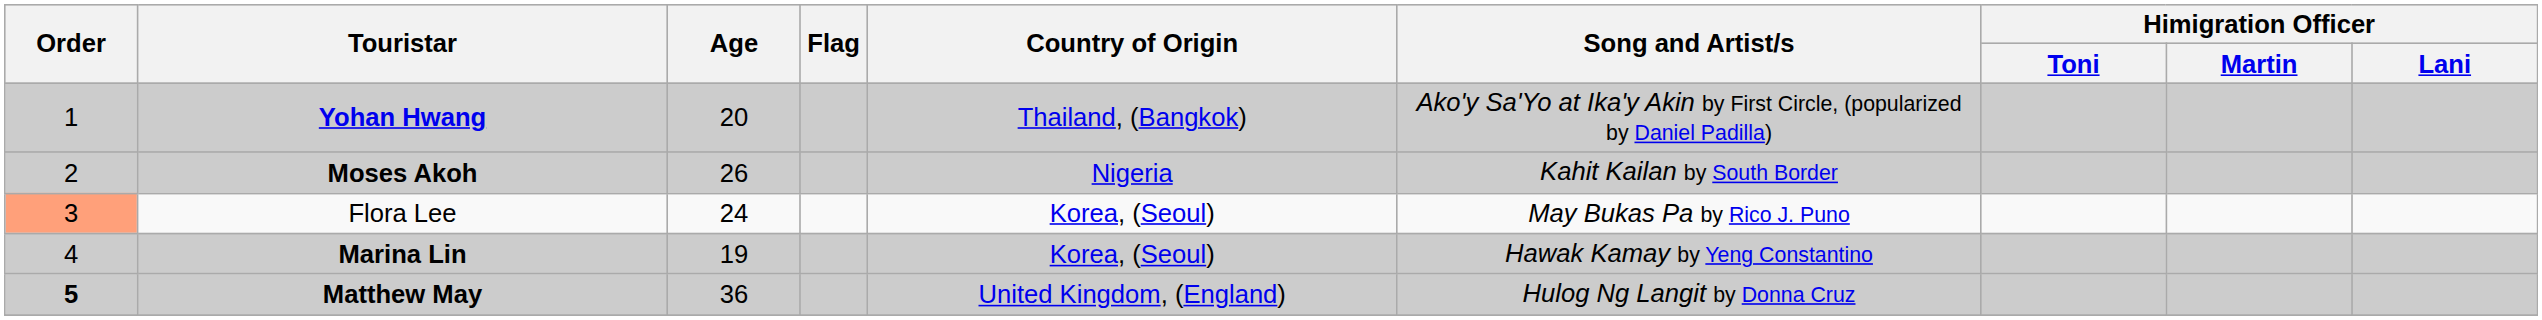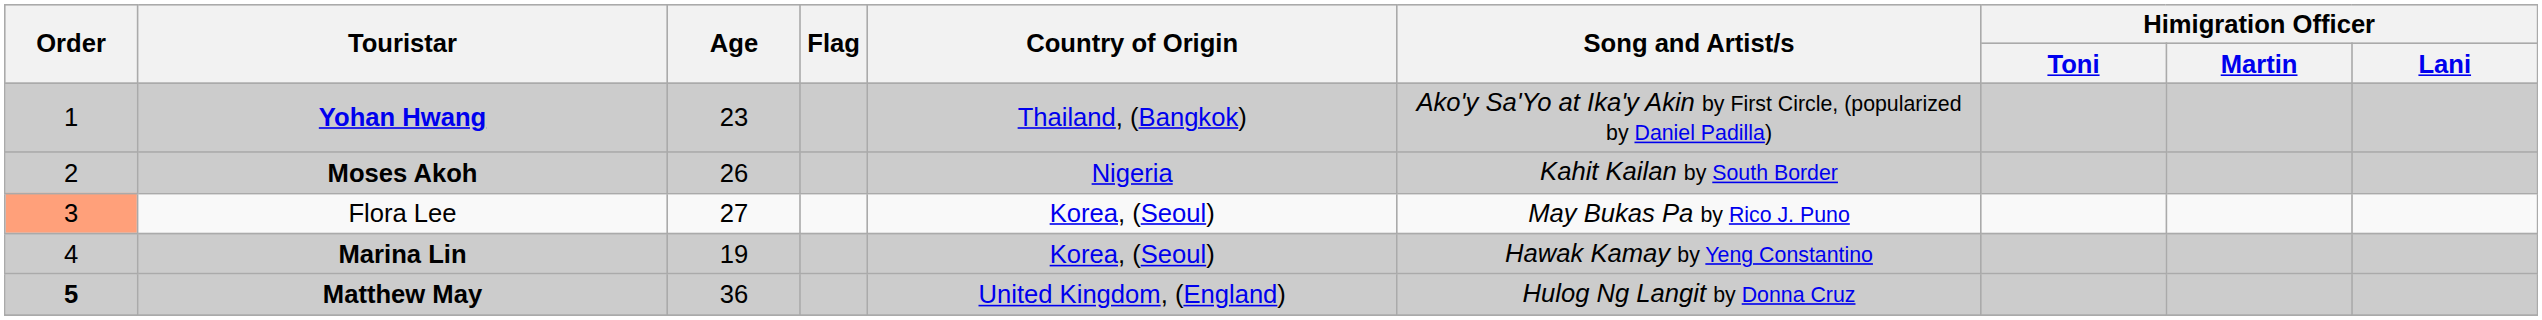(734, 118) 20 -> (734, 118) 23
(734, 213) 24 -> (734, 213) 27
